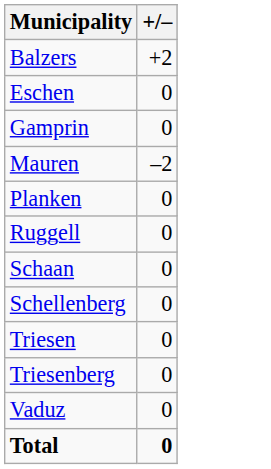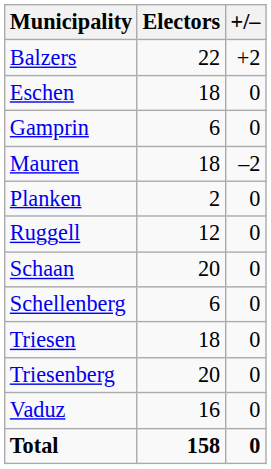+ column: (181, 22)
